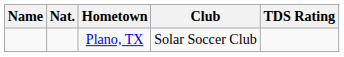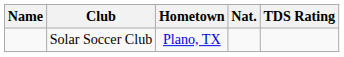columns swapped: (62, 16) <-> (205, 16)
